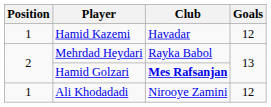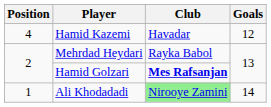(28, 33) 1 -> (28, 33) 4
(188, 92) no background -> (188, 92) lightgreen background
(248, 92) 12 -> (248, 92) 14
